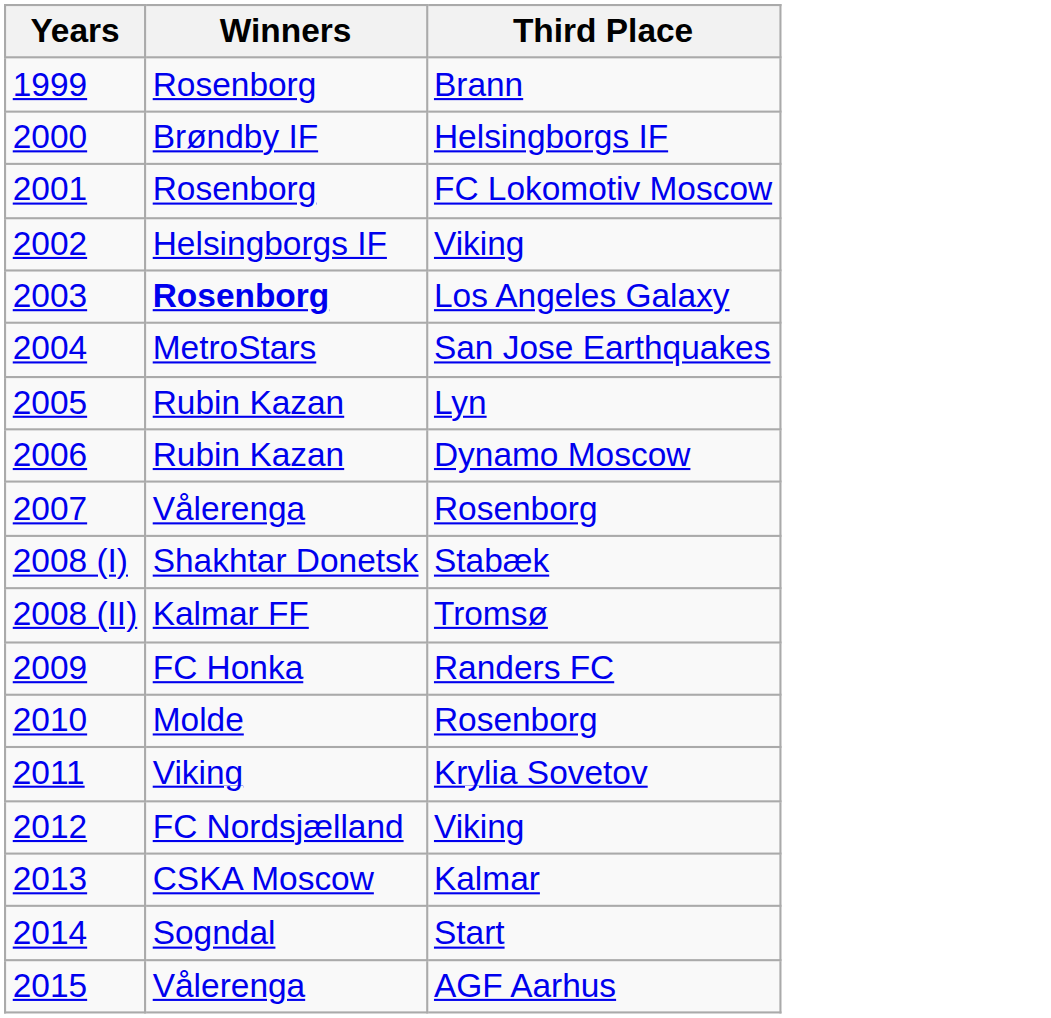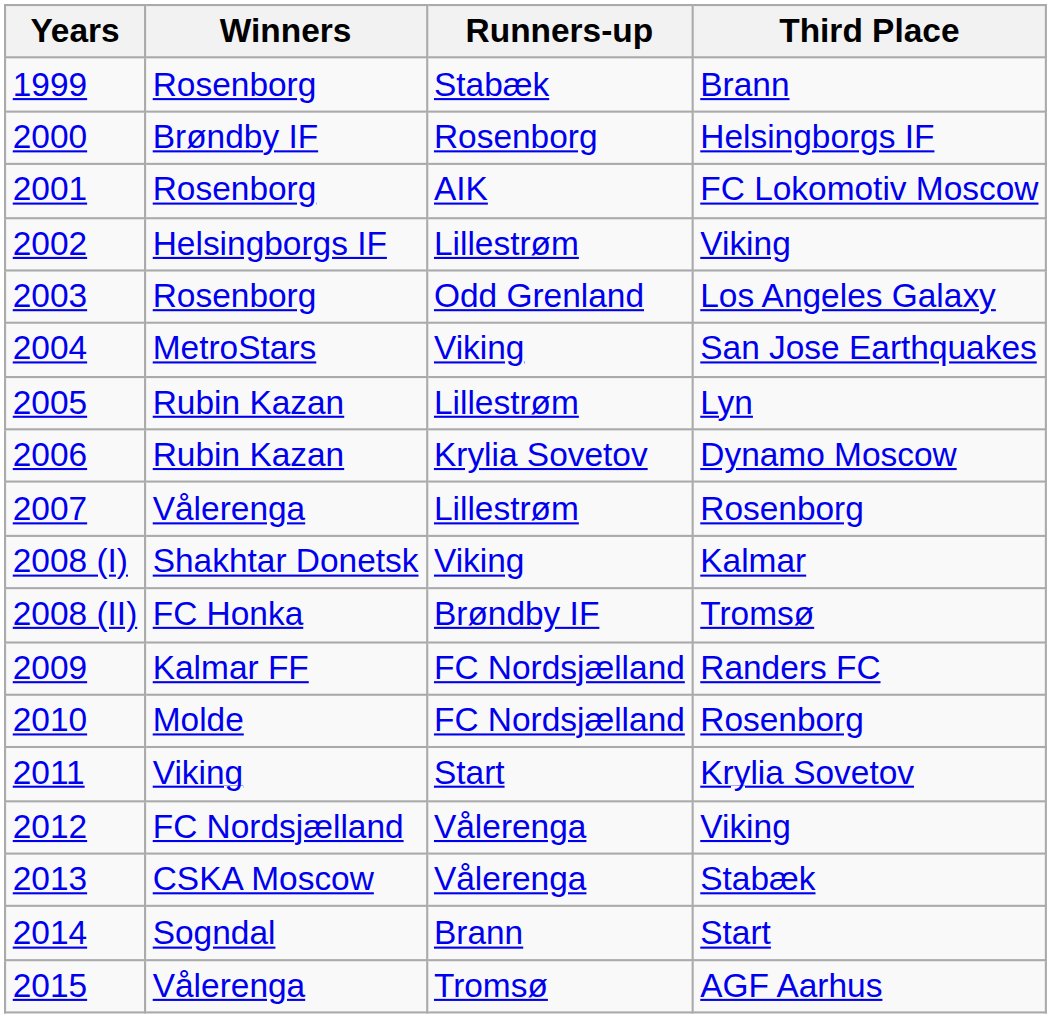+ column: (559, 31)
(241, 296) bold -> (235, 296) normal
(492, 561) Stabæk -> (753, 561) Kalmar
(231, 614) Kalmar FF -> (228, 614) FC Honka
(228, 667) FC Honka -> (231, 667) Kalmar FF
(487, 879) Kalmar -> (758, 879) Stabæk
